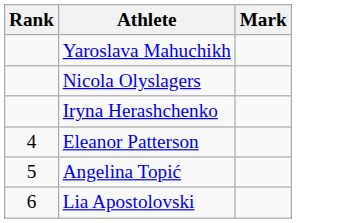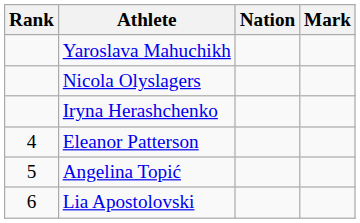+ column: (267, 19)
